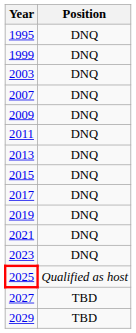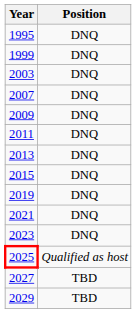- row: (22, 194)
